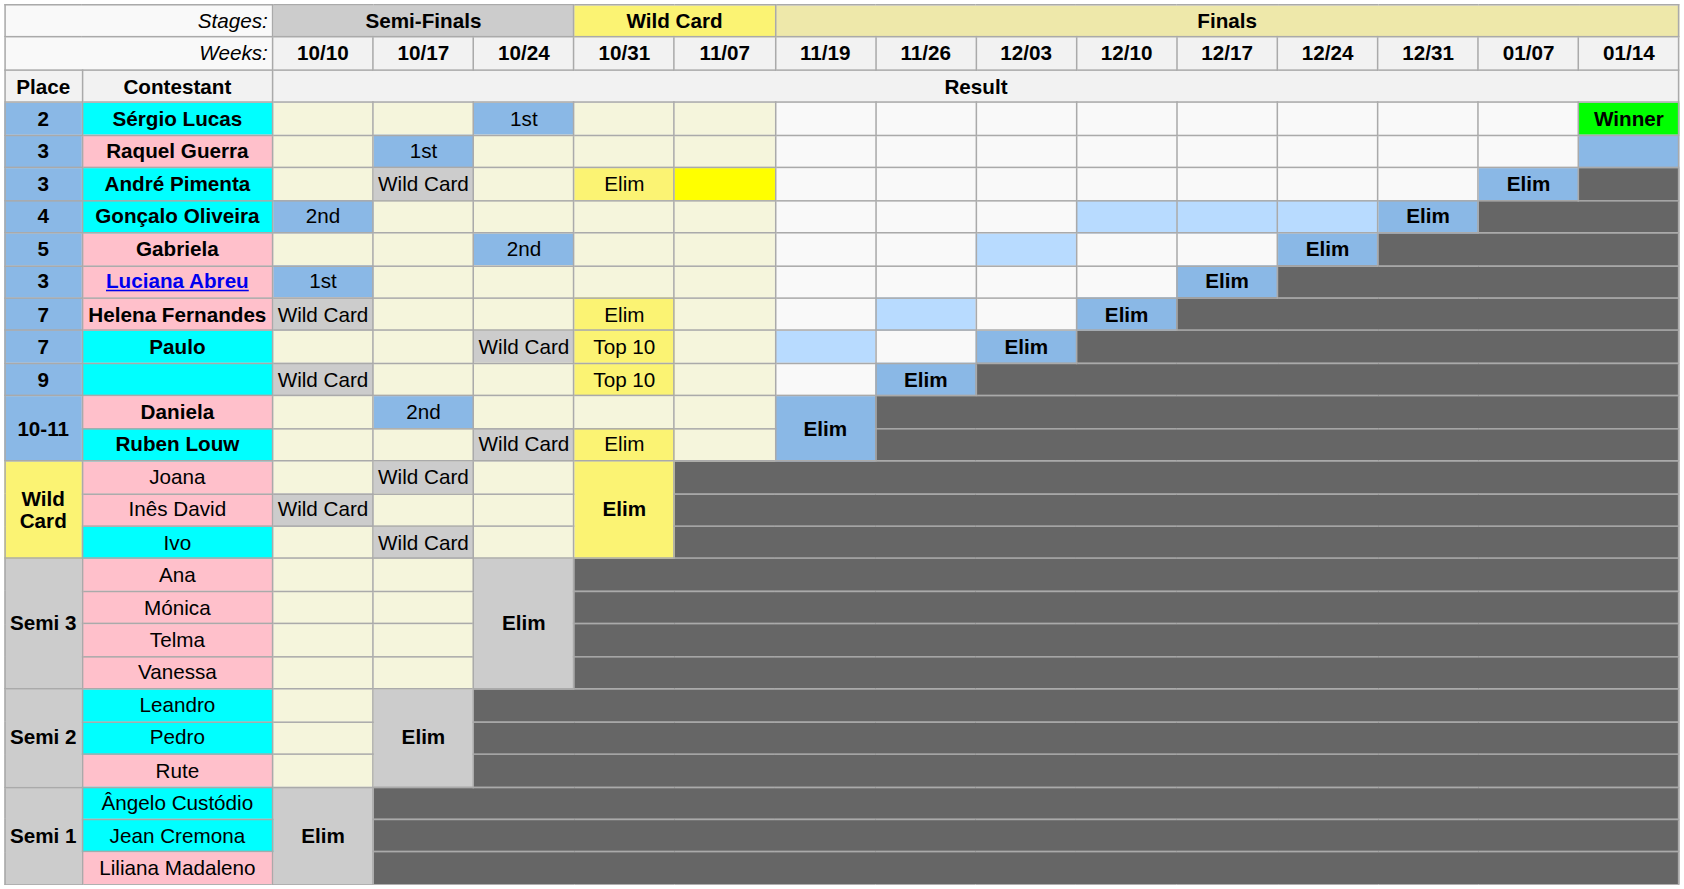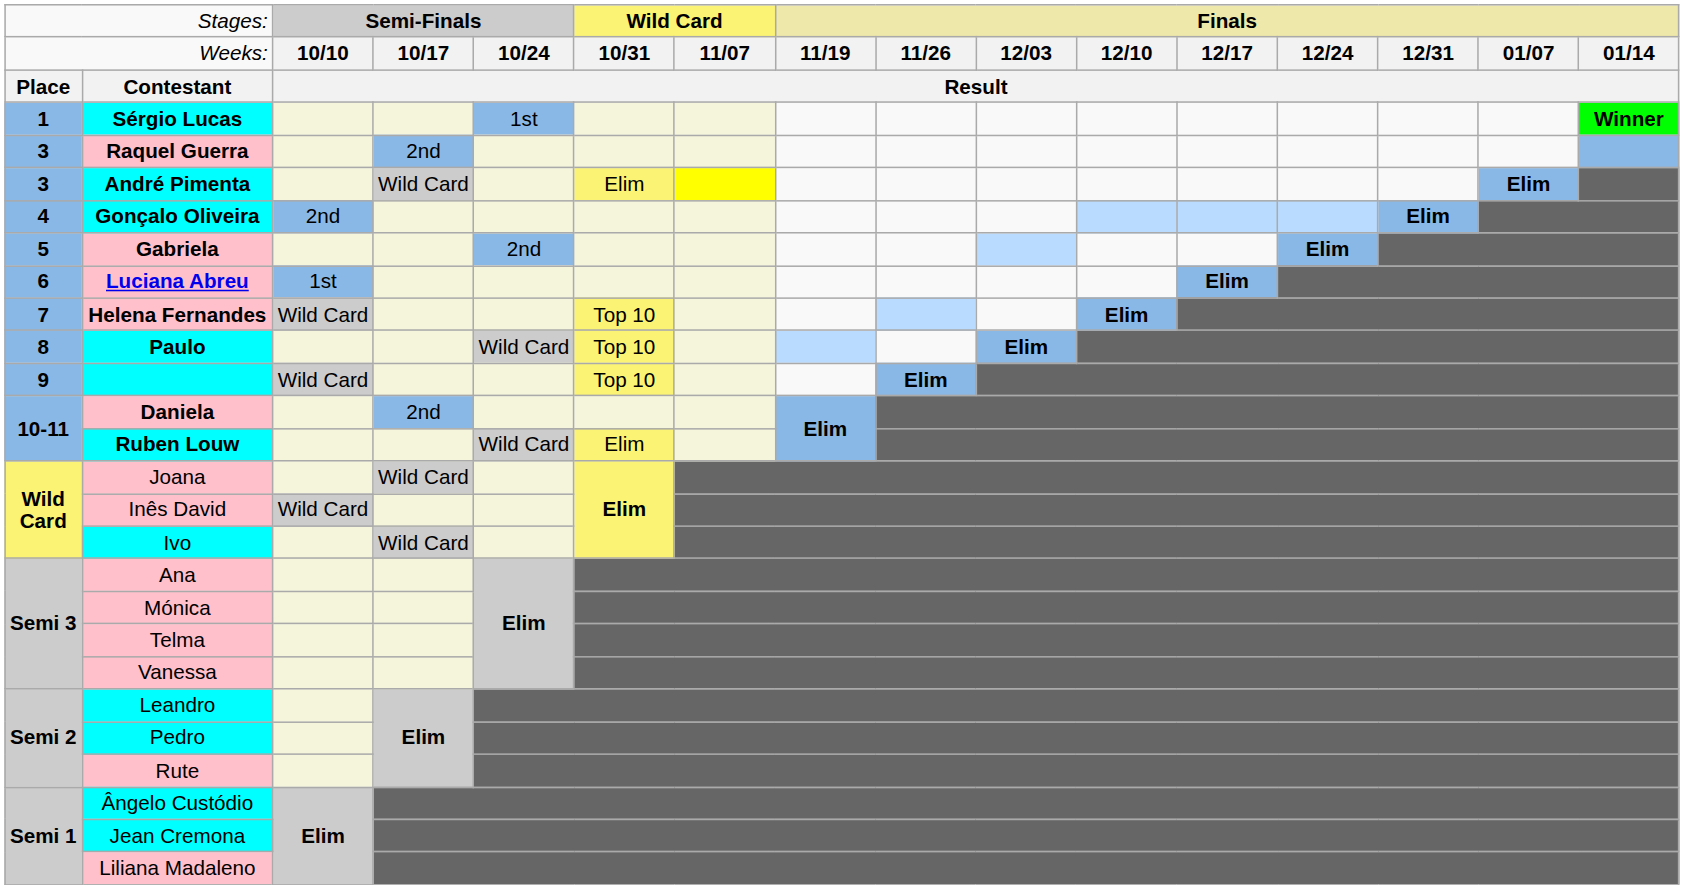(43, 118) 2 -> (43, 118) 1
(423, 151) 1st -> (423, 151) 2nd
(43, 281) 3 -> (43, 281) 6
(624, 314) Elim -> (624, 314) Top 10
(43, 346) 7 -> (43, 346) 8
